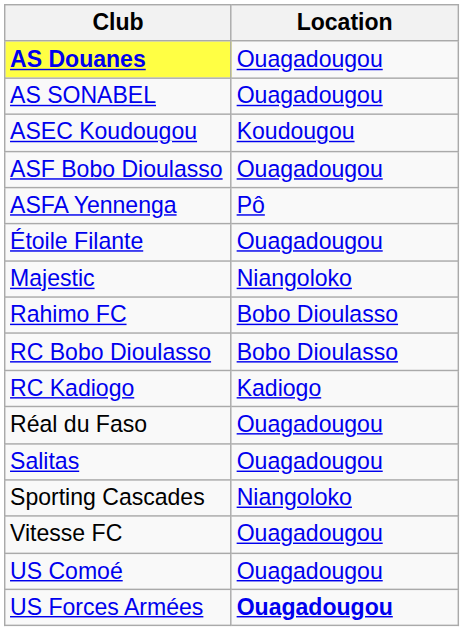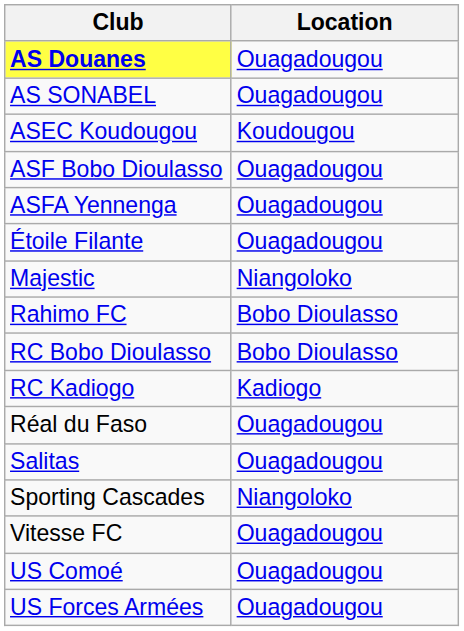(251, 205) Pô -> (310, 205) Ouagadougou
(315, 607) bold -> (310, 607) normal
